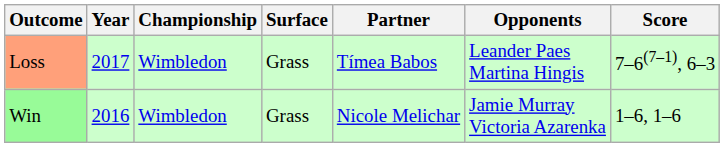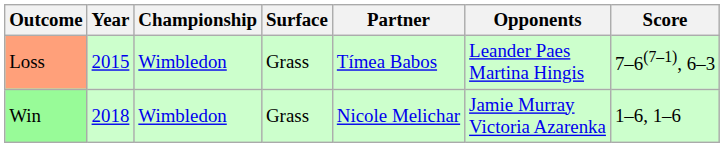(110, 61) 2017 -> (110, 61) 2015
(110, 115) 2016 -> (110, 115) 2018
